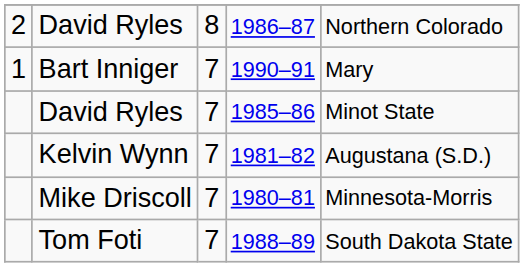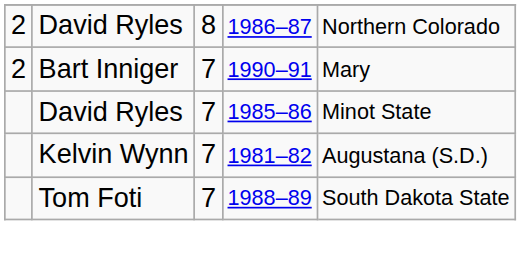(19, 68) 1 -> (19, 68) 2
- row: (273, 198)
